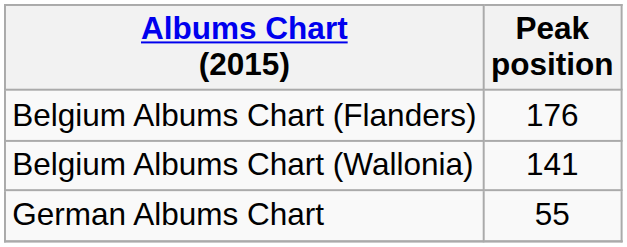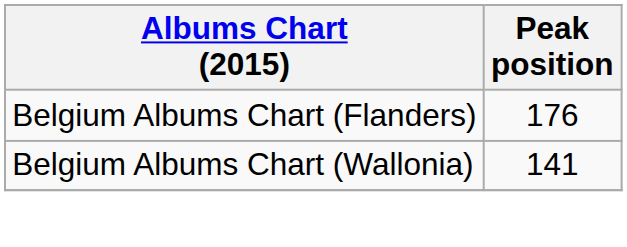- row: (168, 214)
